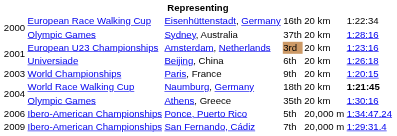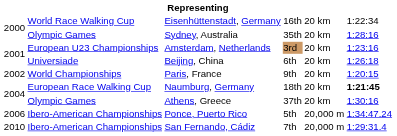(89, 21) European Race Walking Cup -> (81, 21) World Race Walking Cup
(292, 34) 37th -> (292, 34) 35th
(14, 74) 2003 -> (14, 74) 2002
(81, 87) World Race Walking Cup -> (89, 87) European Race Walking Cup
(292, 100) 35th -> (292, 100) 37th
(14, 127) 2009 -> (14, 127) 2010
